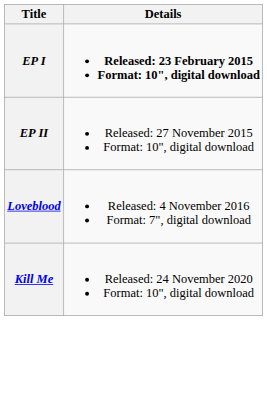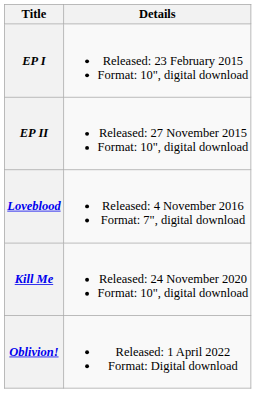(163, 68) bold -> (157, 68) normal
+ row: (34, 352)
